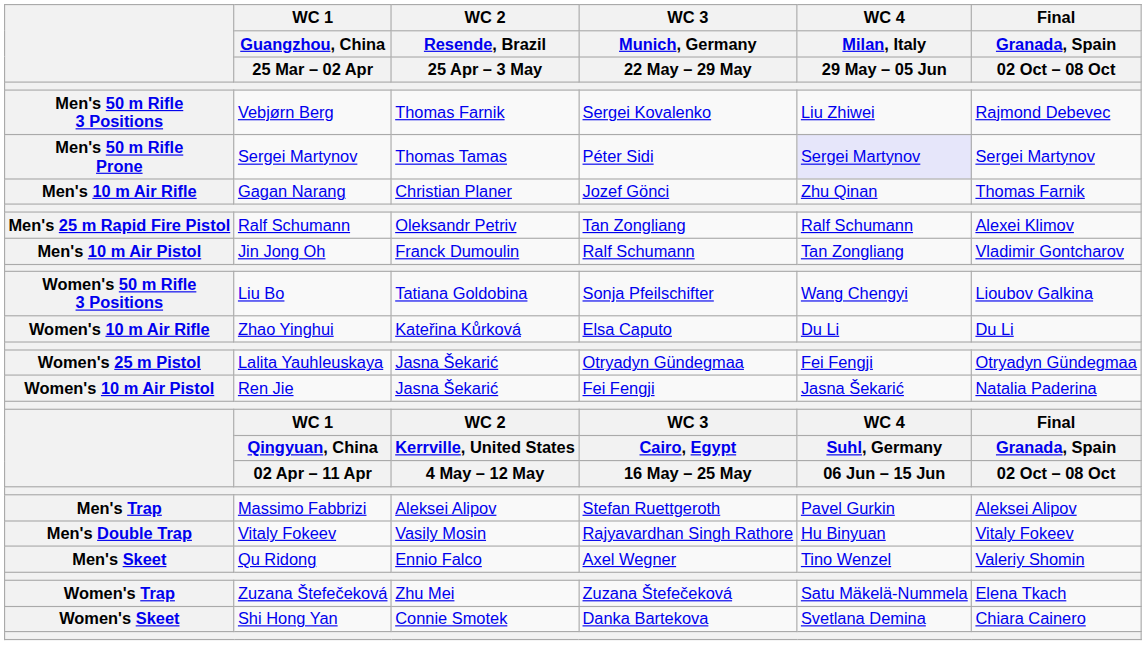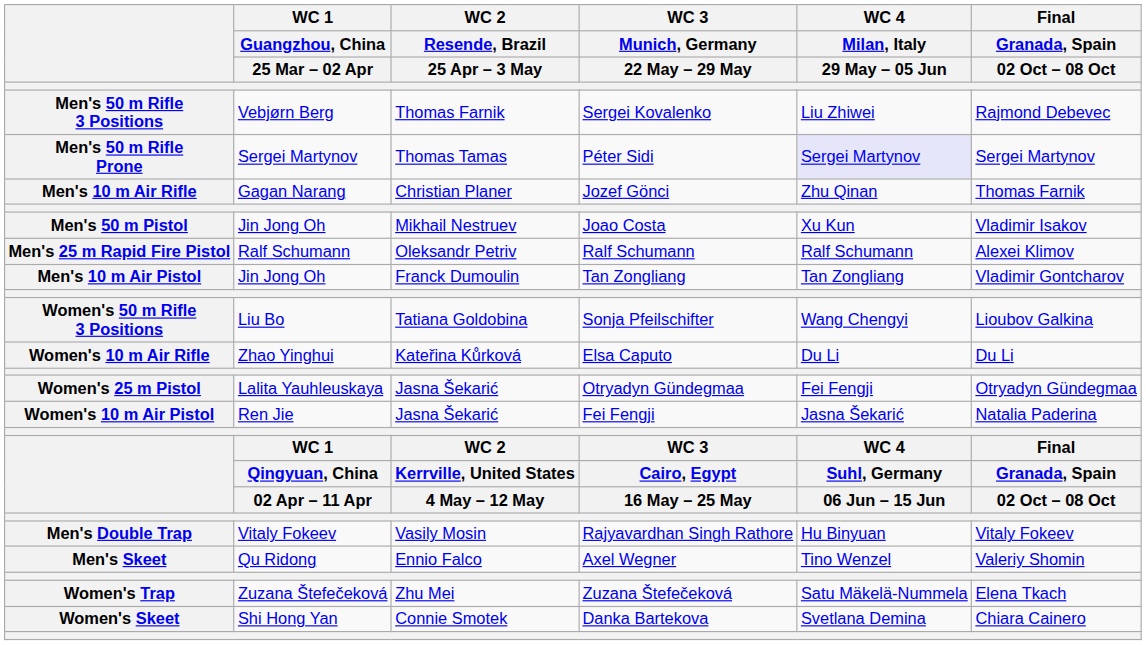+ row: (119, 225)
(634, 225) Tan Zongliang -> (639, 251) Ralf Schumann
(639, 251) Ralf Schumann -> (634, 277) Tan Zongliang
- row: (119, 508)
